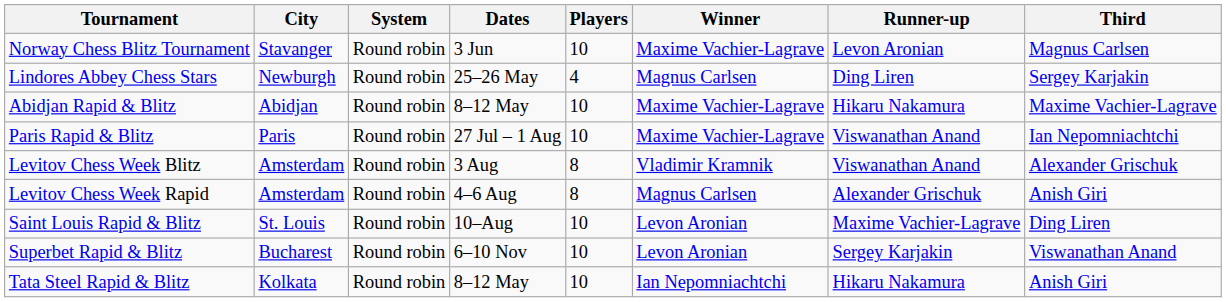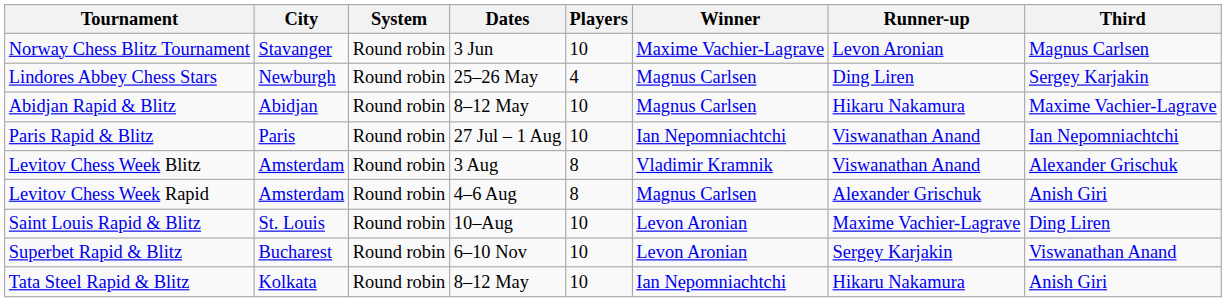(730, 106) Maxime Vachier-Lagrave -> (696, 106) Magnus Carlsen
(730, 135) Maxime Vachier-Lagrave -> (711, 135) Ian Nepomniachtchi
